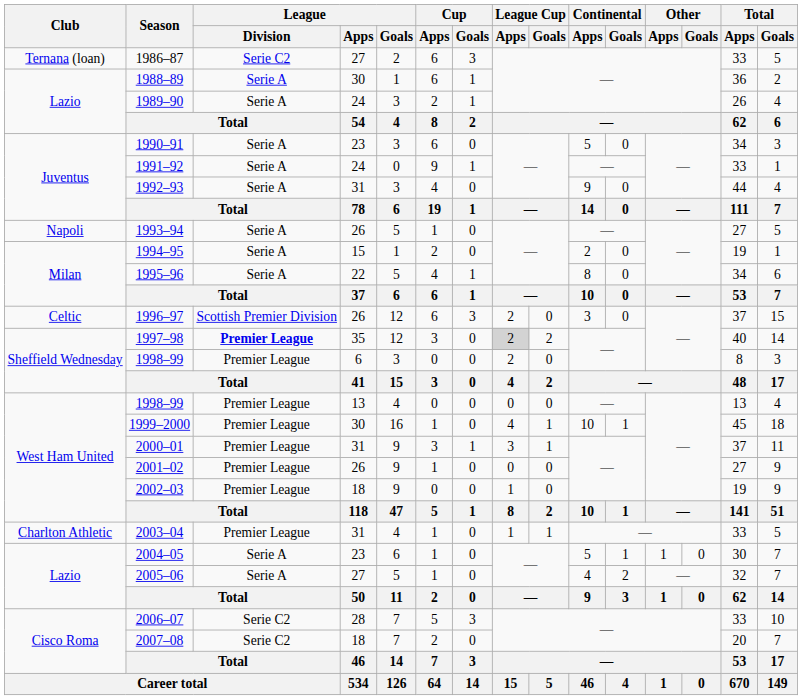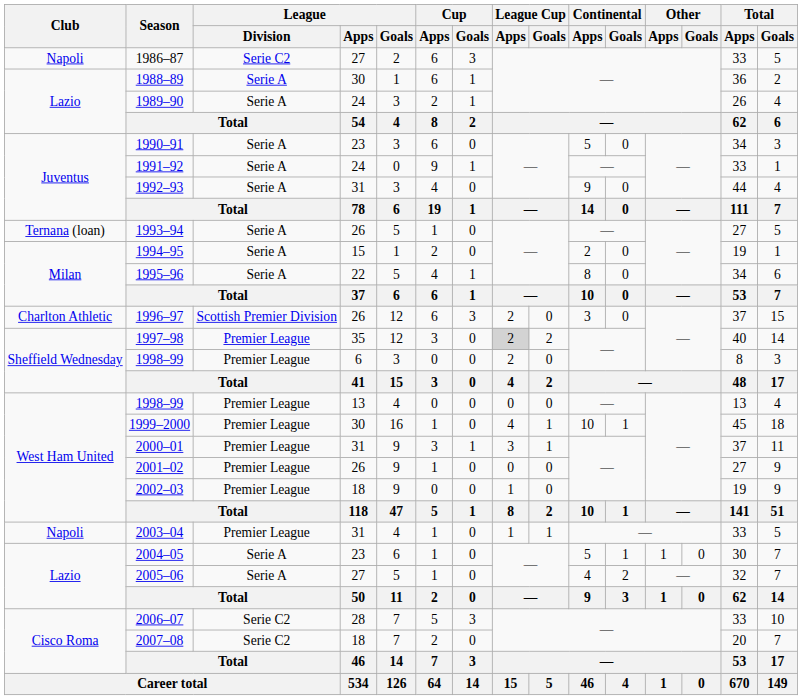(65, 58) Ternana (loan) -> (65, 58) Napoli
(65, 230) Napoli -> (65, 230) Ternana (loan)
(65, 317) Celtic -> (65, 317) Charlton Athletic
(267, 338) bold -> (267, 338) normal
(65, 532) Charlton Athletic -> (65, 532) Napoli
